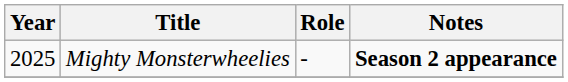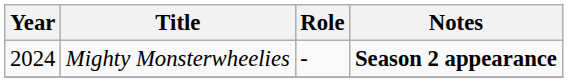(33, 58) 2025 -> (33, 58) 2024
